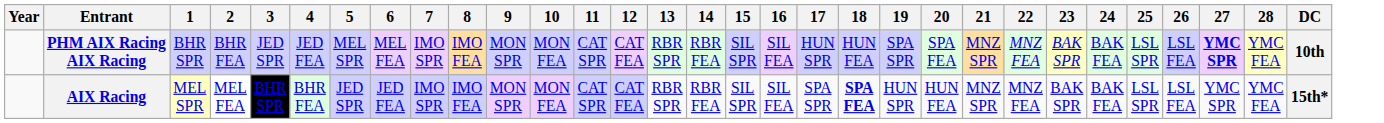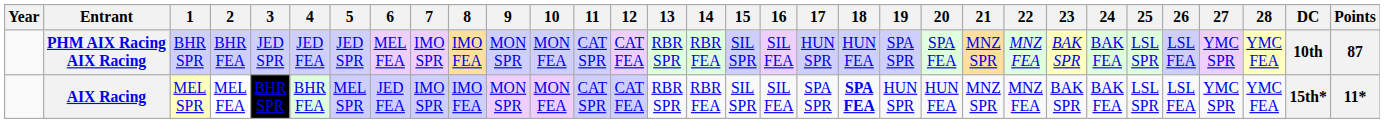+ column: (1355, 16)
(350, 51) MEL SPR -> (350, 51) JED SPR
(1222, 51) bold -> (1221, 51) normal
(350, 96) JED SPR -> (350, 96) MEL SPR
